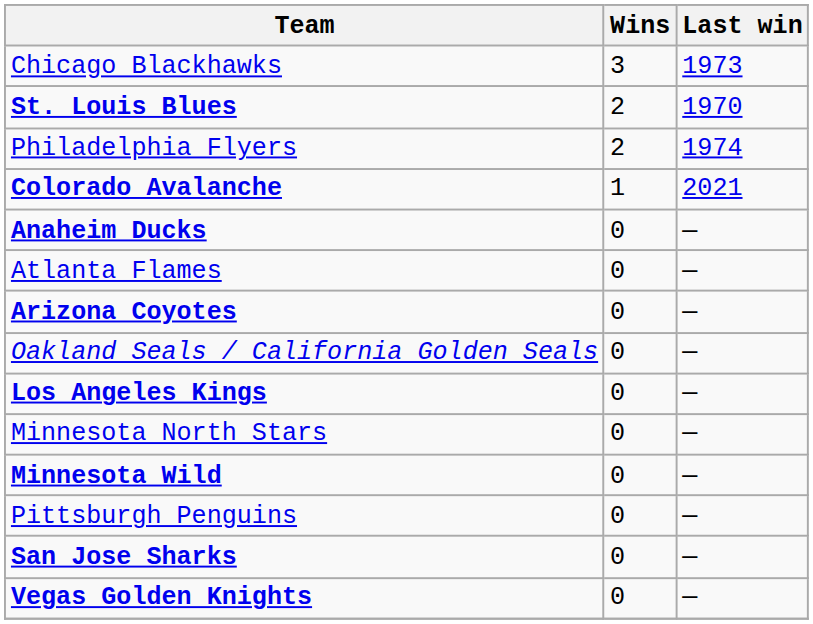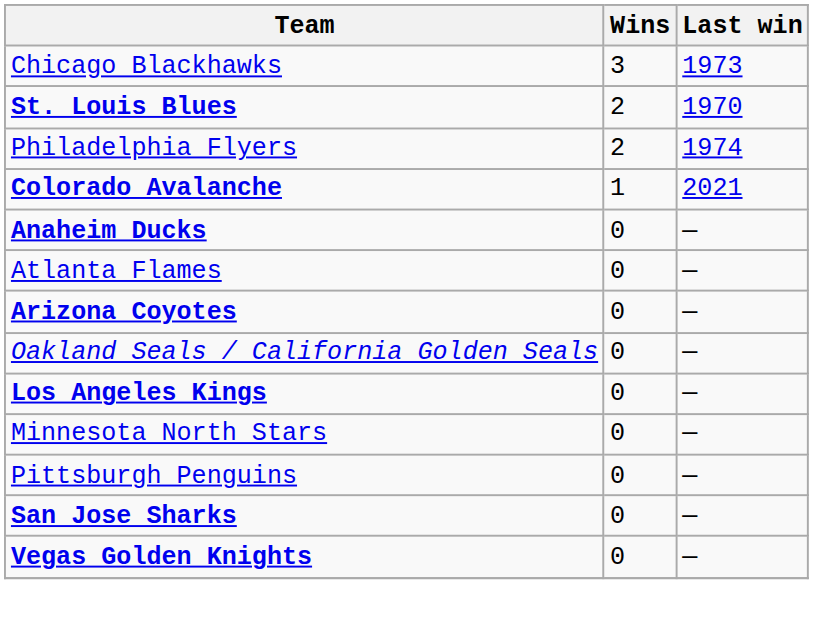- row: (116, 475)
